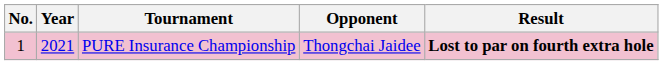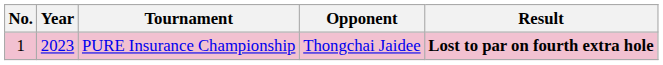(58, 46) 2021 -> (58, 46) 2023
